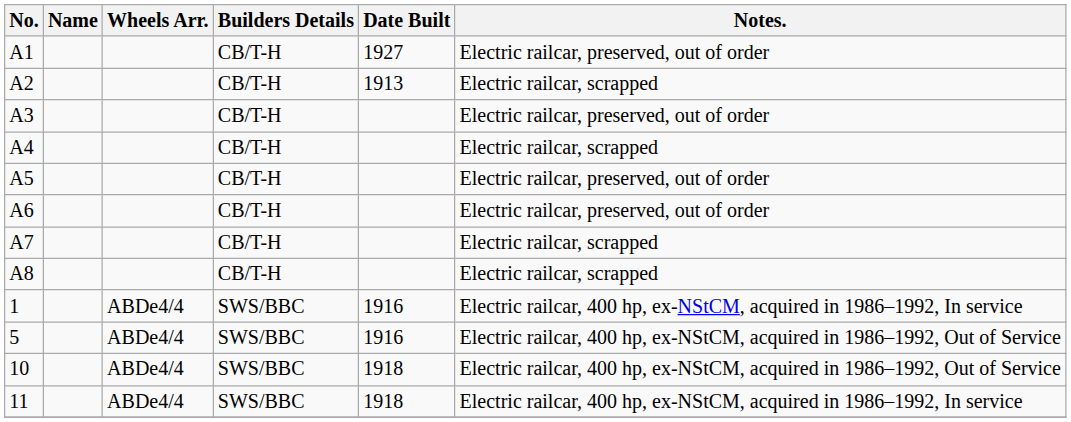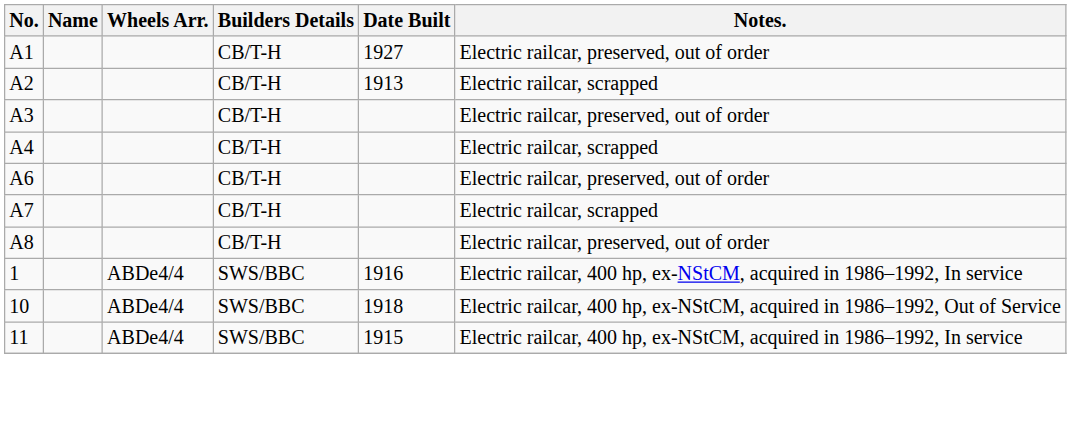- row: (21, 178)
(559, 274) Electric railcar, scrapped -> (614, 242) Electric railcar, preserved, out of order
- row: (14, 337)
(383, 400) 1918 -> (383, 337) 1915
